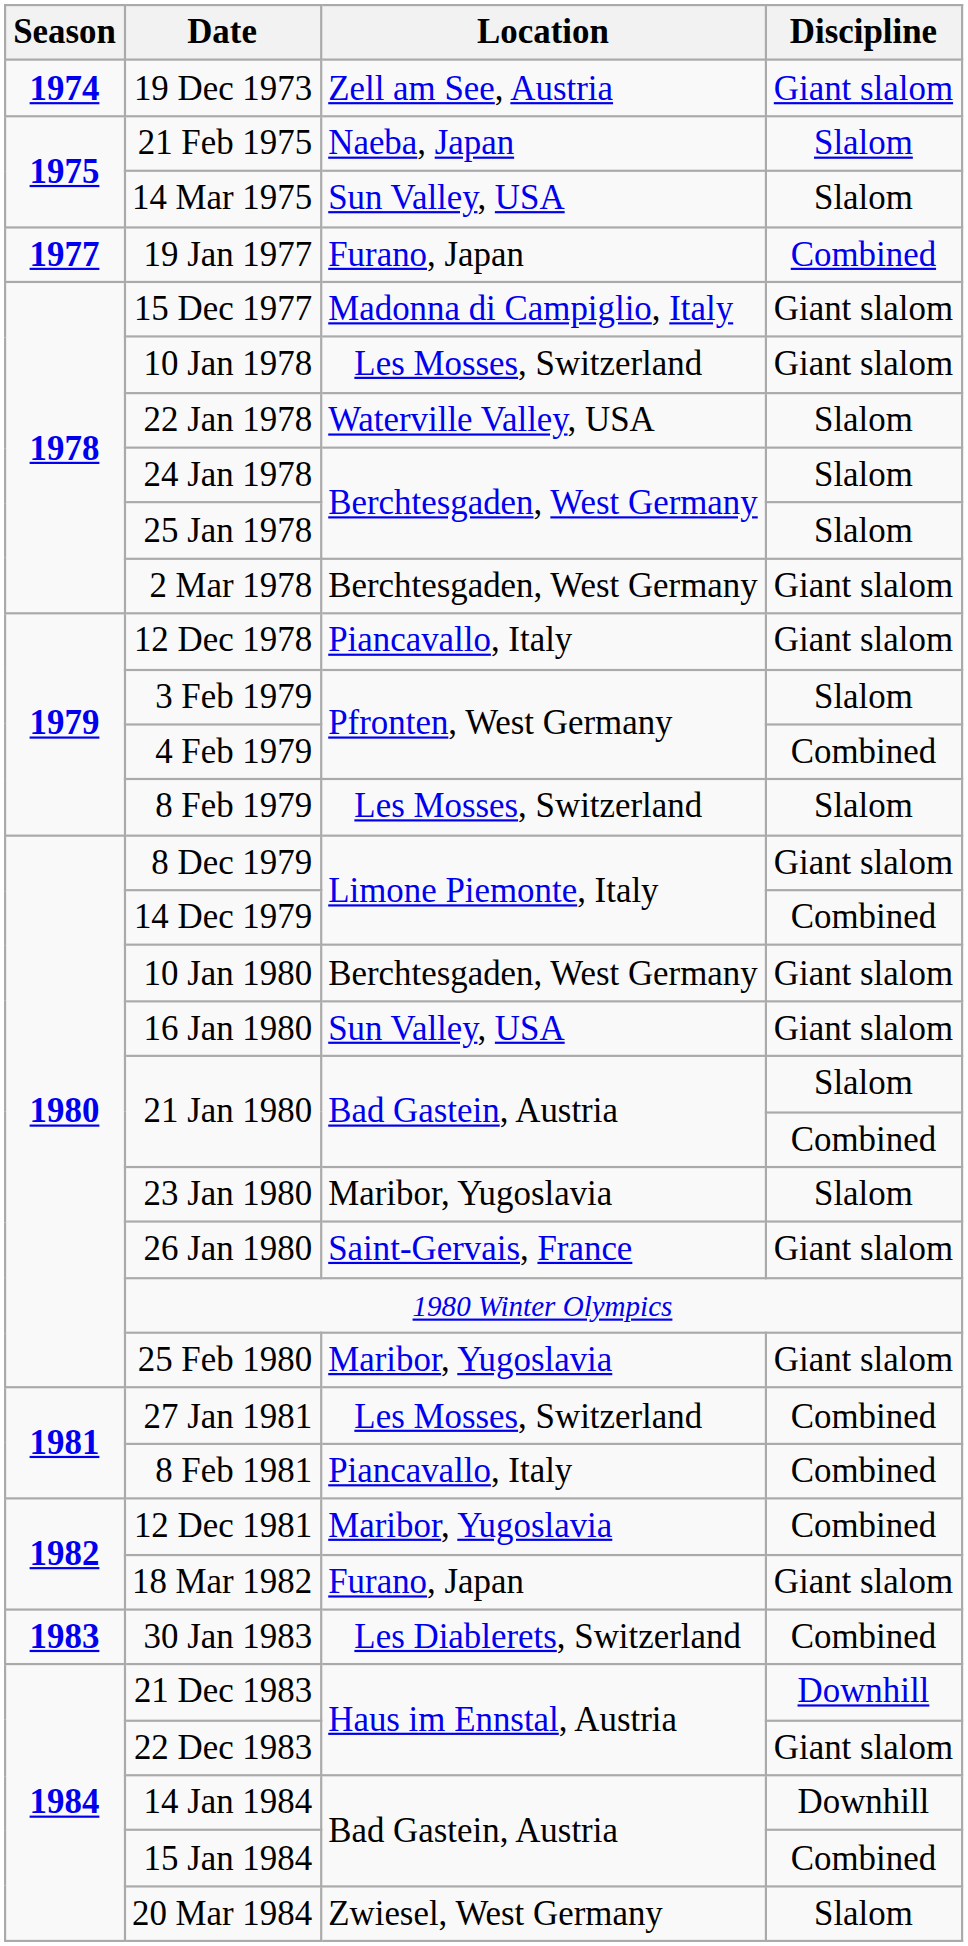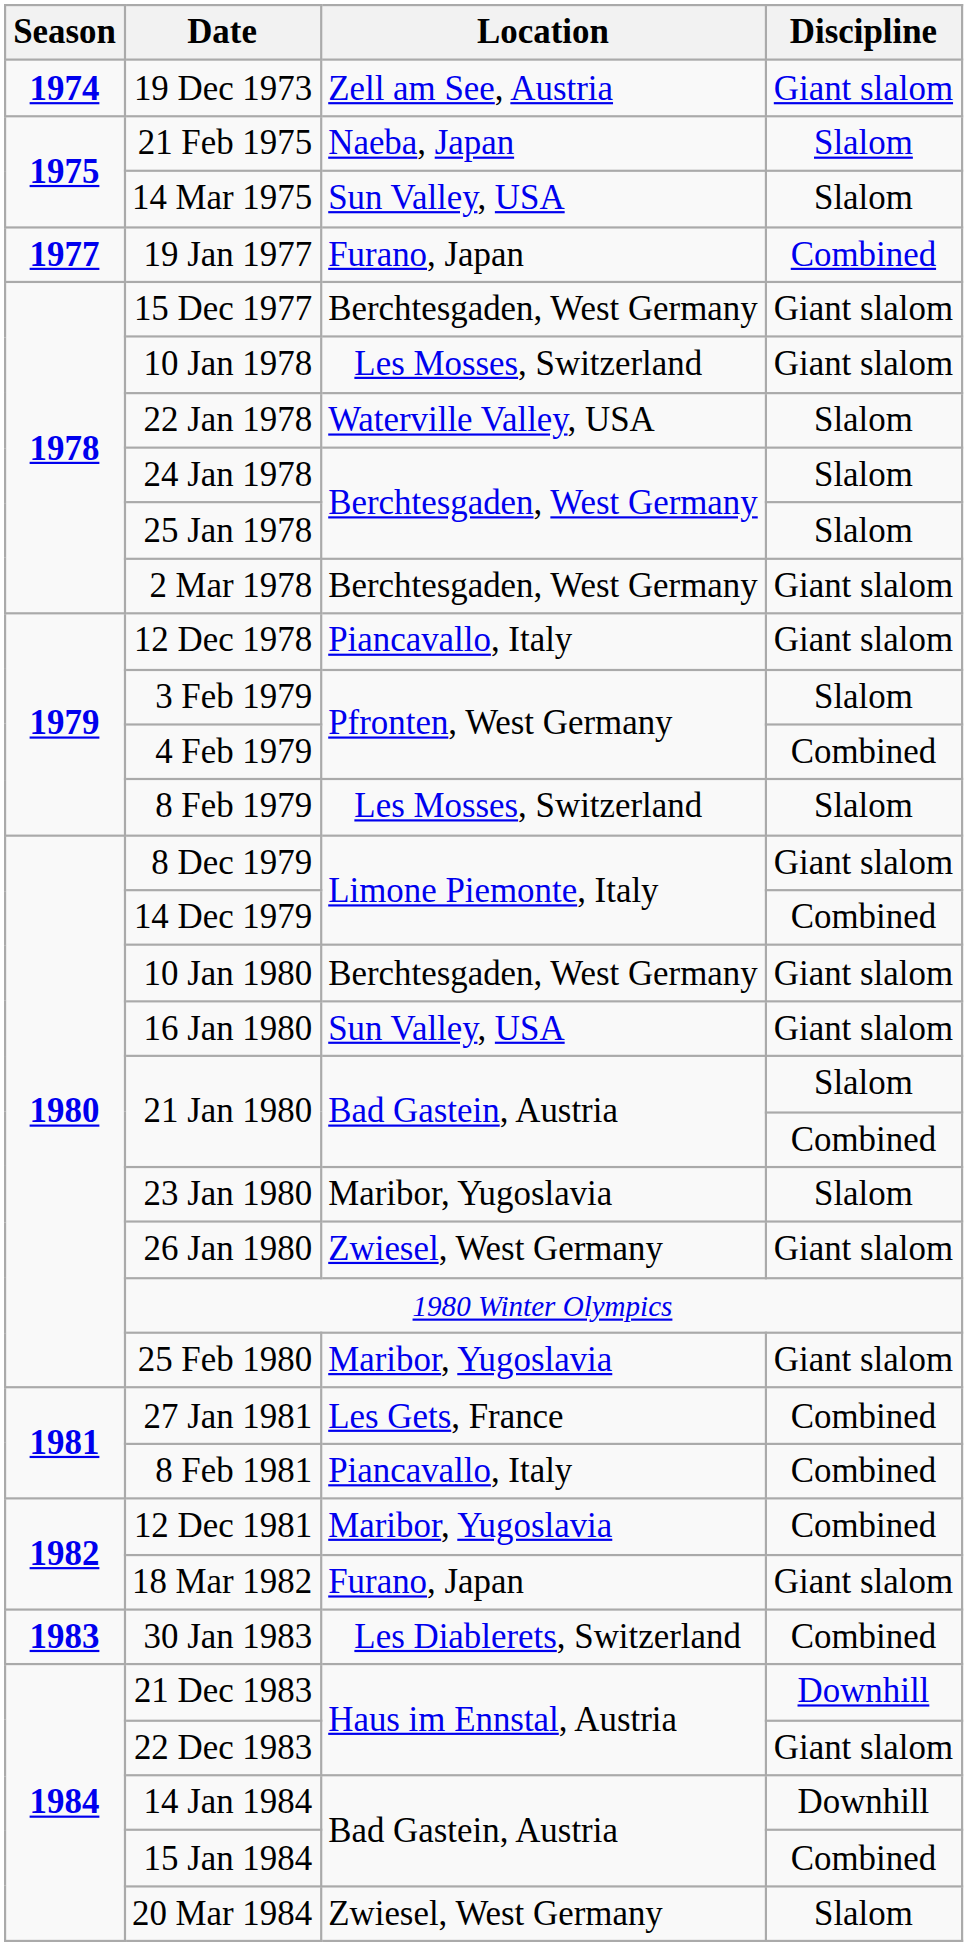(531, 308) Madonna di Campiglio, Italy -> (543, 308) Berchtesgaden, West Germany
(480, 1249) Saint-Gervais, France -> (496, 1249) Zwiesel, West Germany
(515, 1415) Les Mosses, Switzerland -> (446, 1415) Les Gets, France
